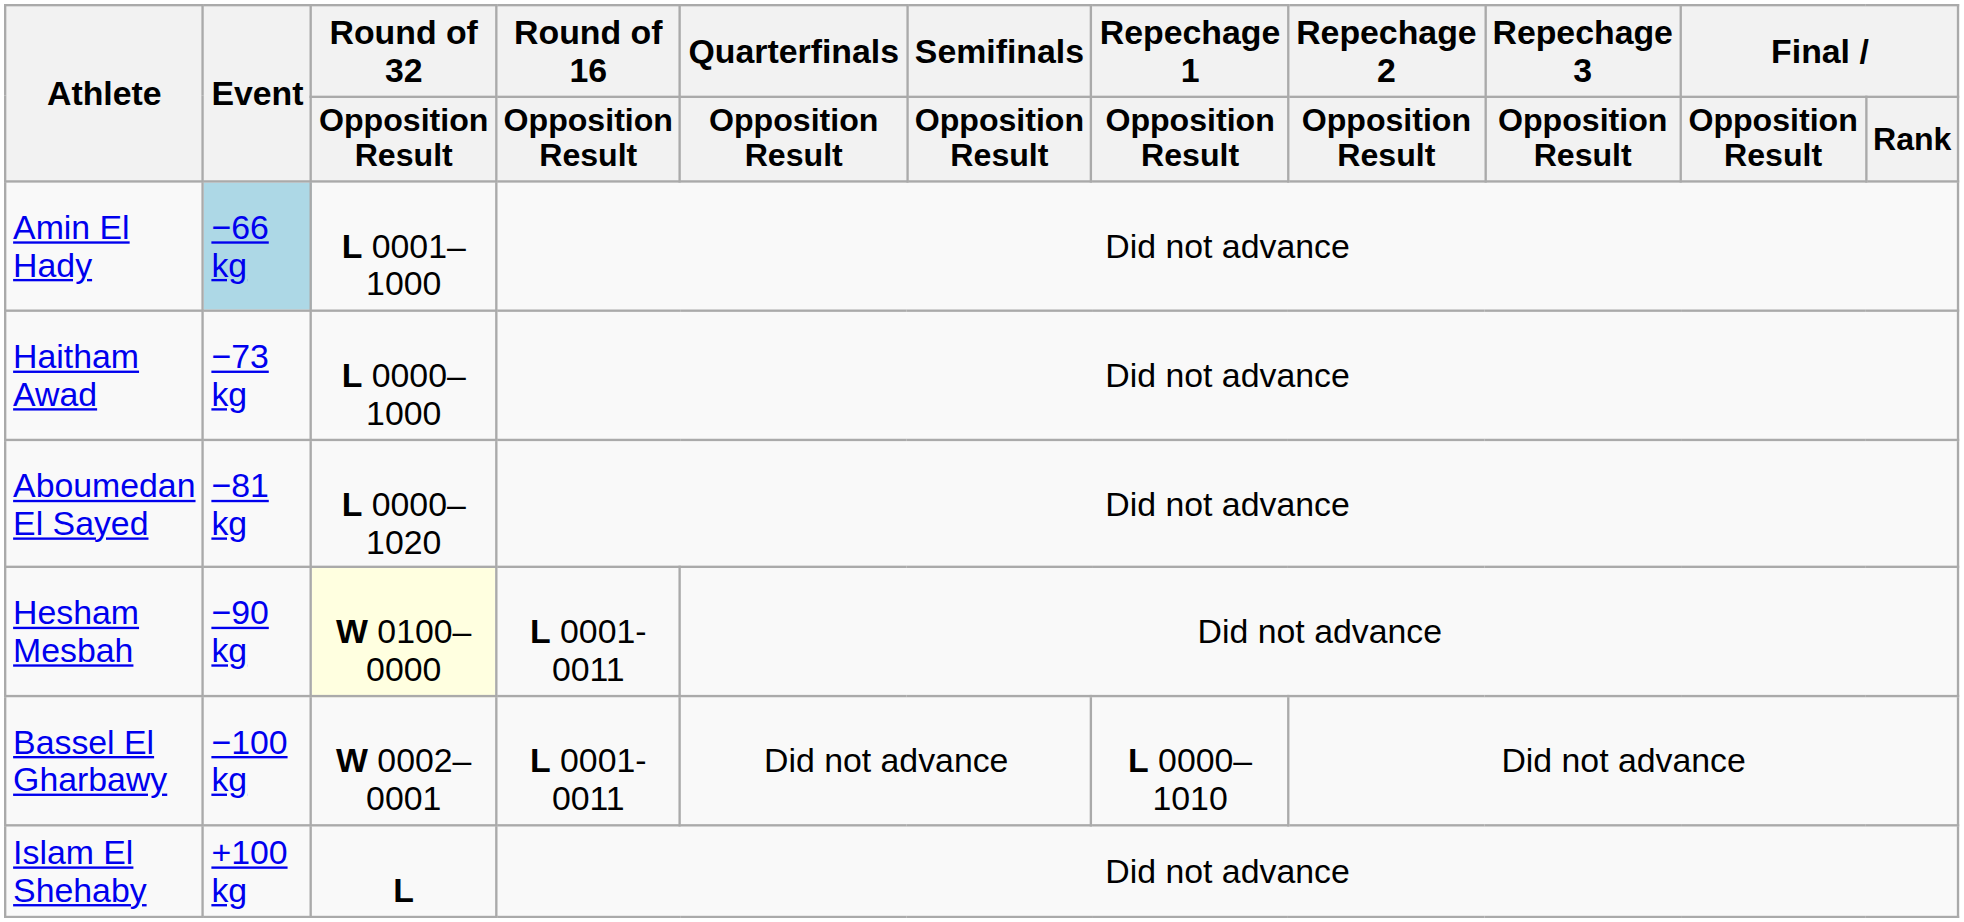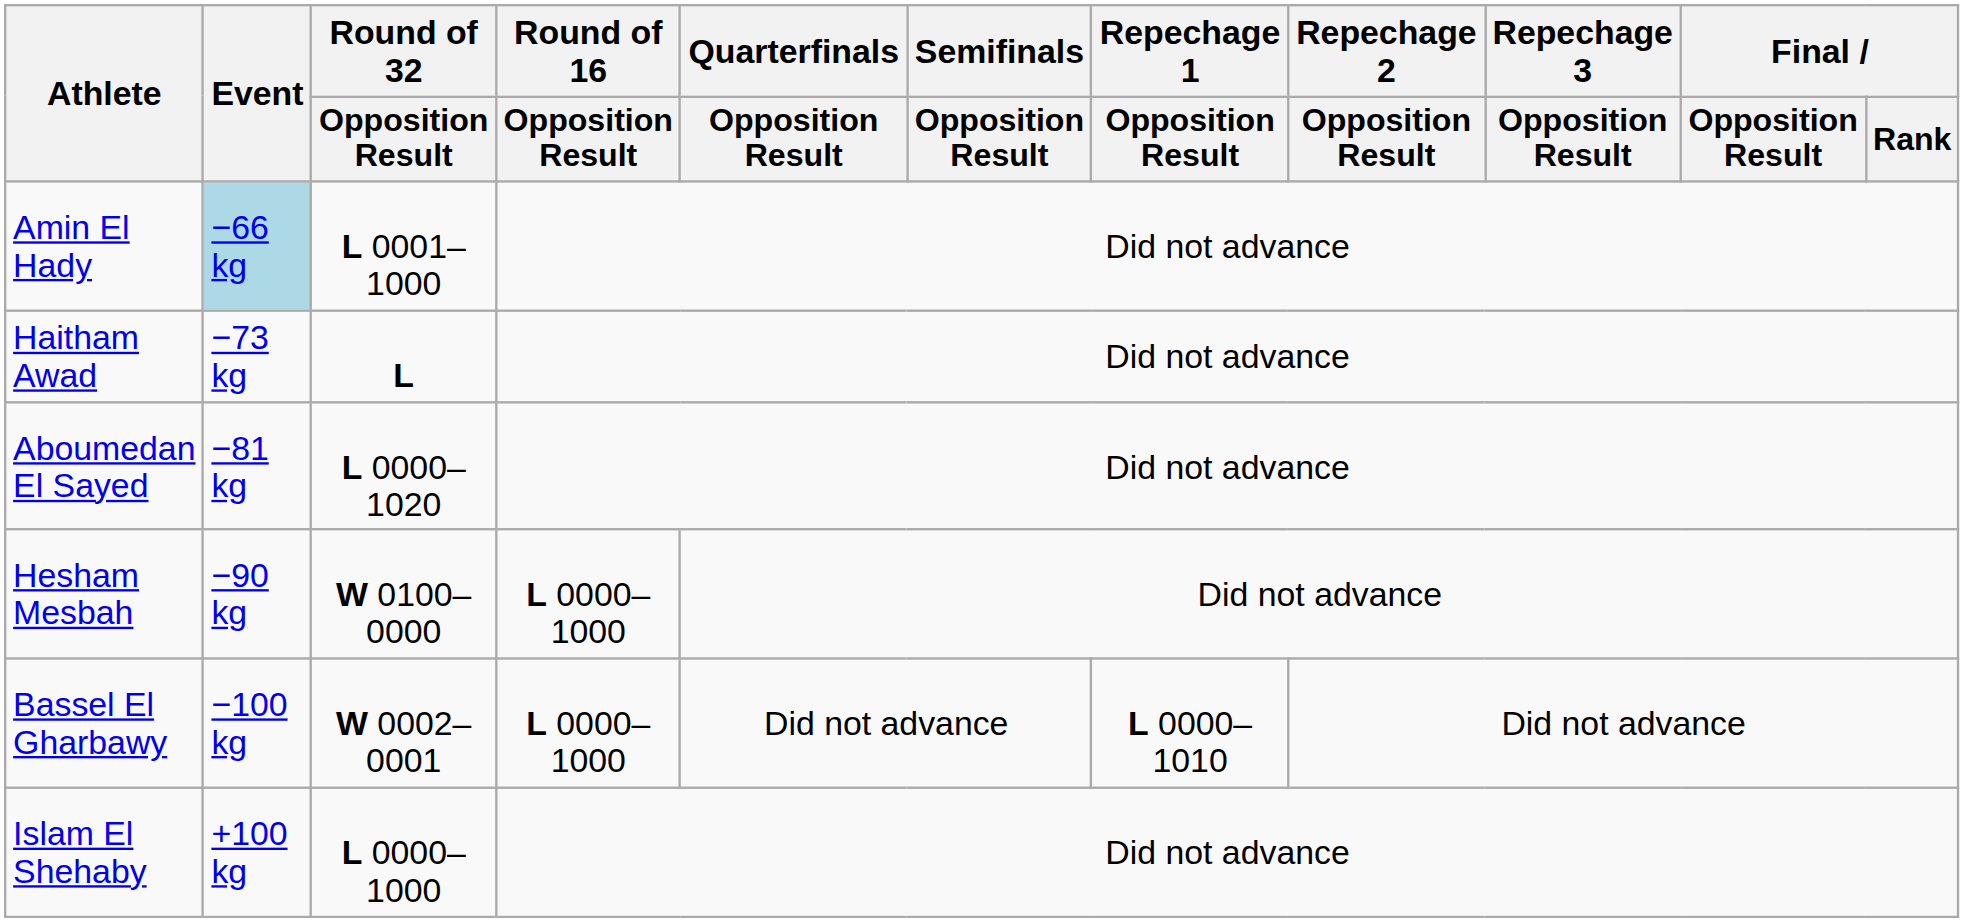(404, 394) L 0000–1000 -> (404, 375) L
(404, 651) lightyellow background -> (404, 614) no background
(588, 651) L 0001-0011 -> (588, 614) L 0000–1000
(588, 780) L 0001-0011 -> (588, 743) L 0000–1000
(404, 890) L -> (404, 871) L 0000–1000
